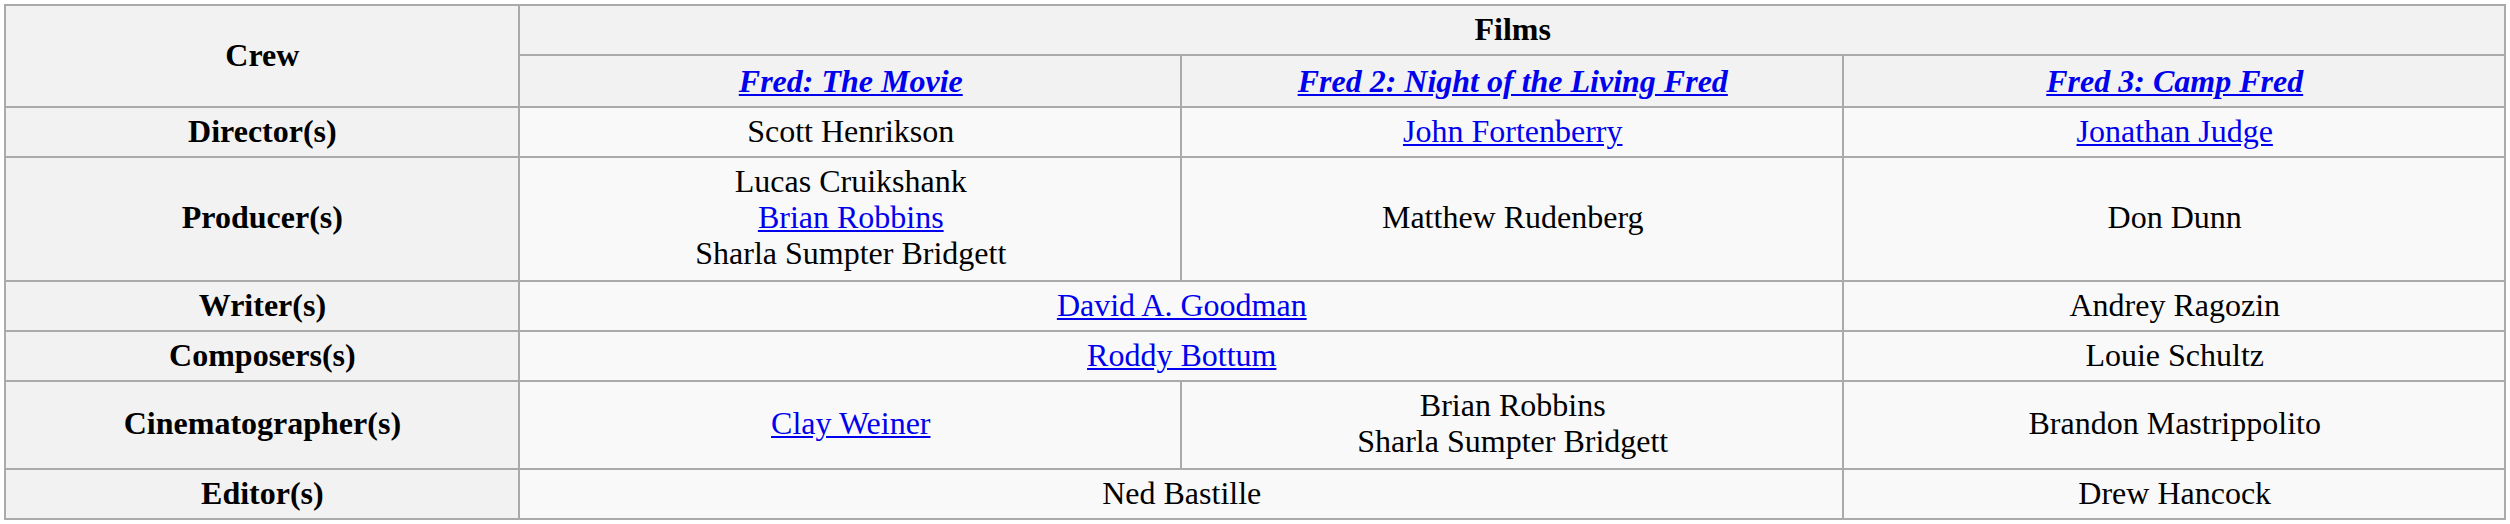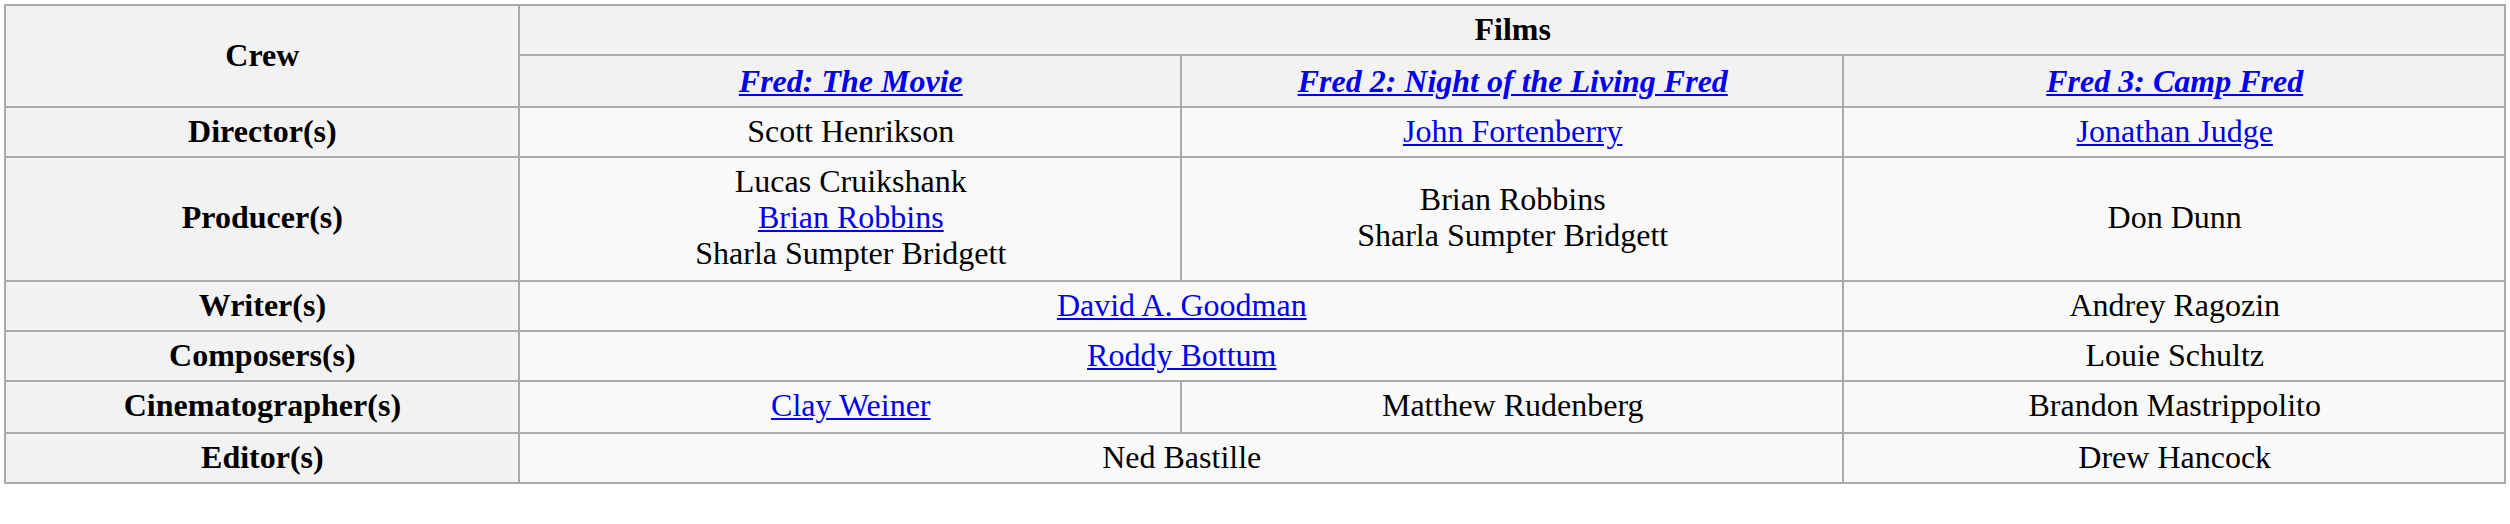(1513, 218) Matthew Rudenberg -> (1513, 218) Brian Robbins Sharla Sumpter Bridgett
(1513, 424) Brian Robbins Sharla Sumpter Bridgett -> (1513, 406) Matthew Rudenberg
